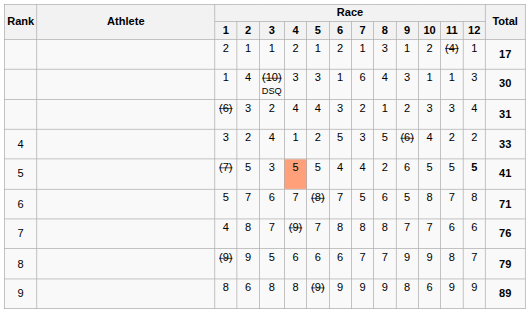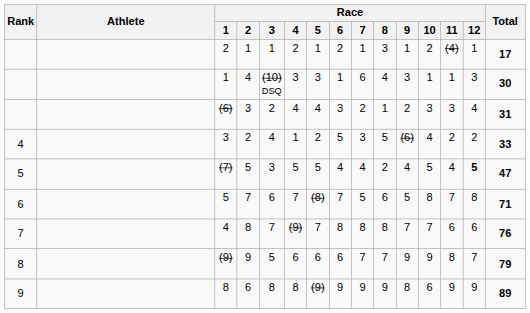(295, 174) lightsalmon background -> (295, 174) no background
(407, 174) 6 -> (407, 174) 4
(452, 174) 5 -> (452, 174) 4
(505, 174) 41 -> (505, 174) 47
